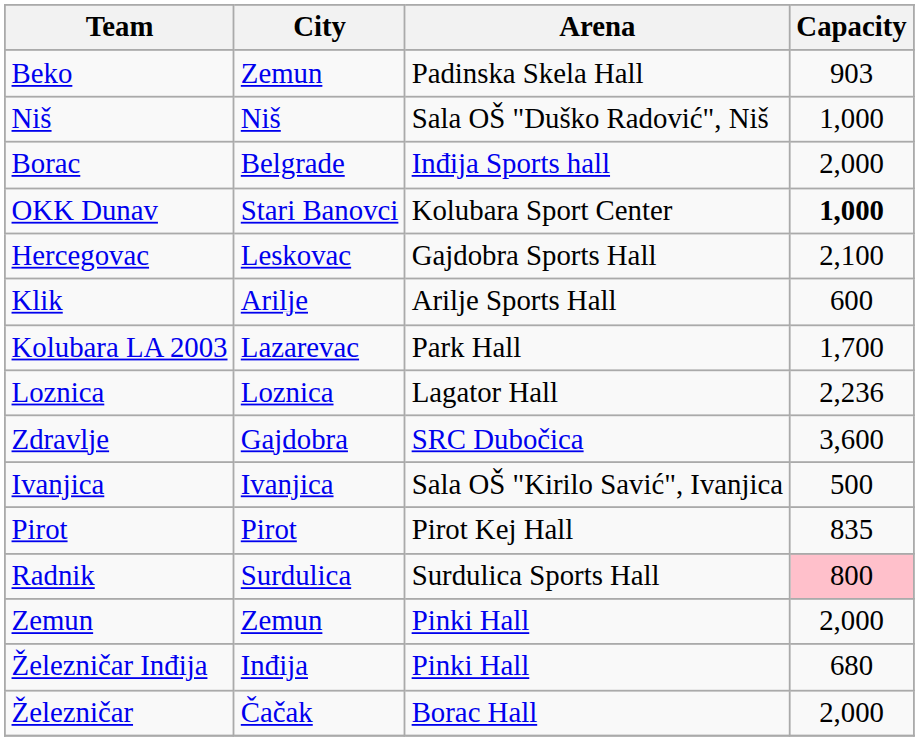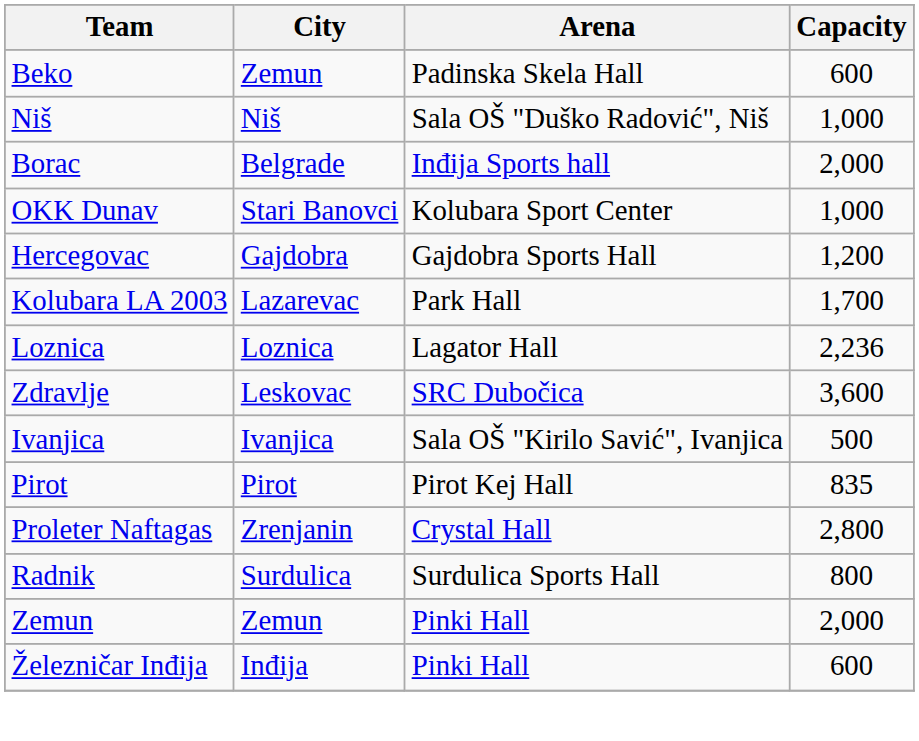(852, 73) 903 -> (852, 73) 600
(852, 210) bold -> (852, 210) normal
(296, 255) Leskovac -> (294, 255) Gajdobra
(852, 255) 2,100 -> (852, 255) 1,200
- row: (37, 301)
(294, 438) Gajdobra -> (296, 392) Leskovac
+ row: (112, 529)
(852, 575) pink background -> (852, 575) no background
(852, 666) 680 -> (852, 666) 600
- row: (72, 712)
